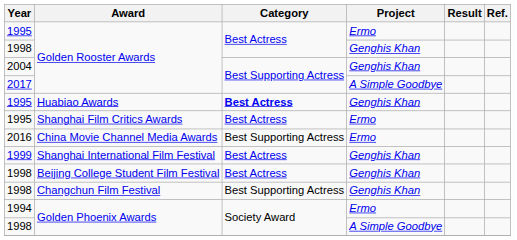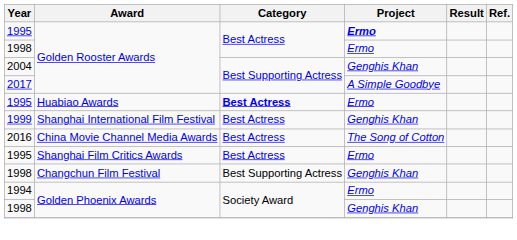(363, 31) normal -> (362, 31) bold
(385, 48) Genghis Khan -> (361, 48) Ermo
(385, 102) Genghis Khan -> (361, 102) Ermo
rows swapped: (19, 155) <-> (19, 119)
(284, 137) Best Supporting Actress -> (254, 137) Best Actress
(363, 137) Ermo -> (396, 137) The Song of Cotton
- row: (19, 173)
(396, 226) A Simple Goodbye -> (383, 208) Genghis Khan
